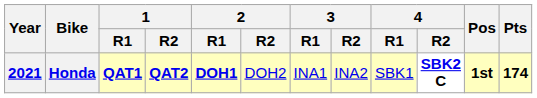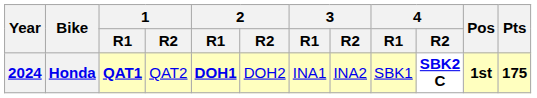(25, 73) 2021 -> (25, 73) 2024
(169, 73) bold -> (168, 73) normal
(515, 73) 174 -> (515, 73) 175
